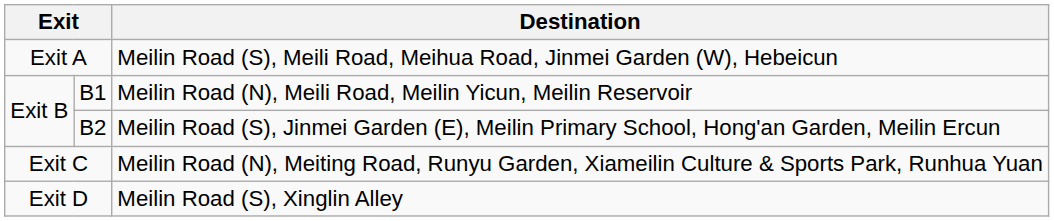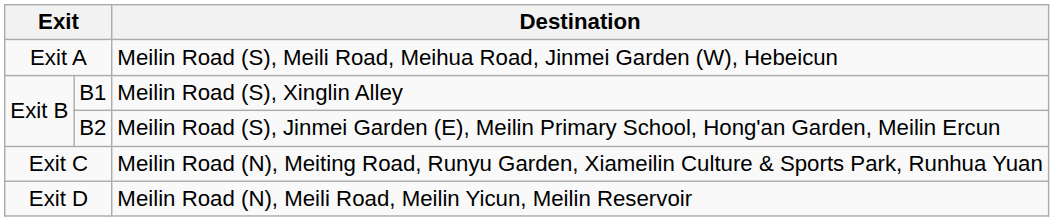(405, 92) Meilin Road (N), Meili Road, Meilin Yicun, Meilin Reservoir -> (260, 92) Meilin Road (S), Xinglin Alley
(260, 198) Meilin Road (S), Xinglin Alley -> (405, 198) Meilin Road (N), Meili Road, Meilin Yicun, Meilin Reservoir
